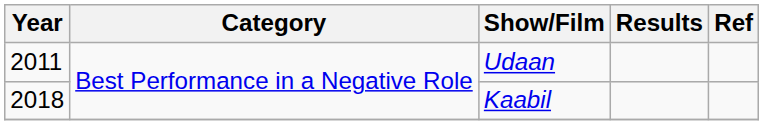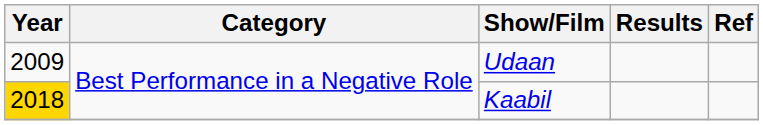(36, 61) 2011 -> (37, 61) 2009
(37, 100) no background -> (37, 100) gold background
